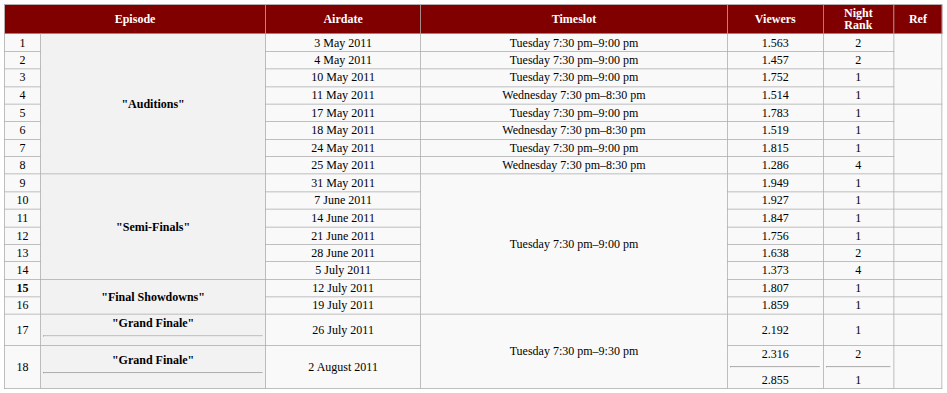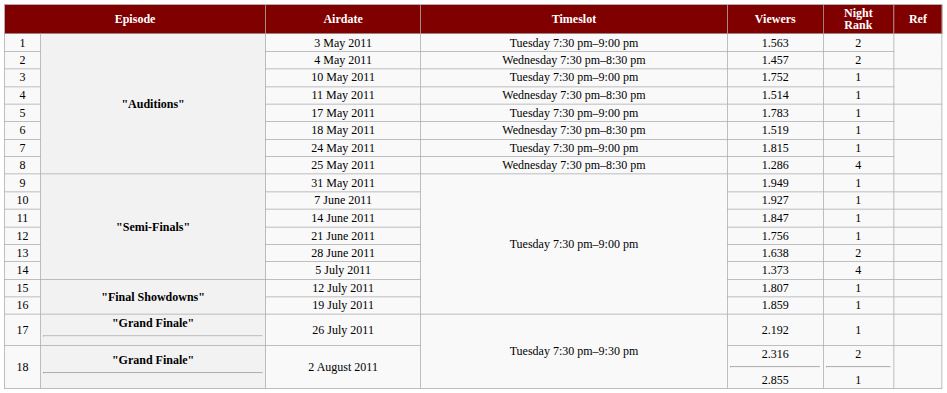(574, 60) Tuesday 7:30 pm–9:00 pm -> (574, 60) Wednesday 7:30 pm–8:30 pm
(22, 288) bold -> (22, 288) normal
